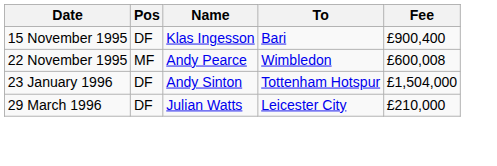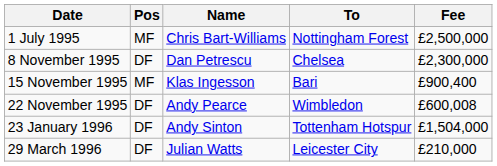+ row: (44, 37)
+ row: (64, 60)
(143, 37) DF -> (144, 82) MF
(144, 60) MF -> (143, 104) DF
